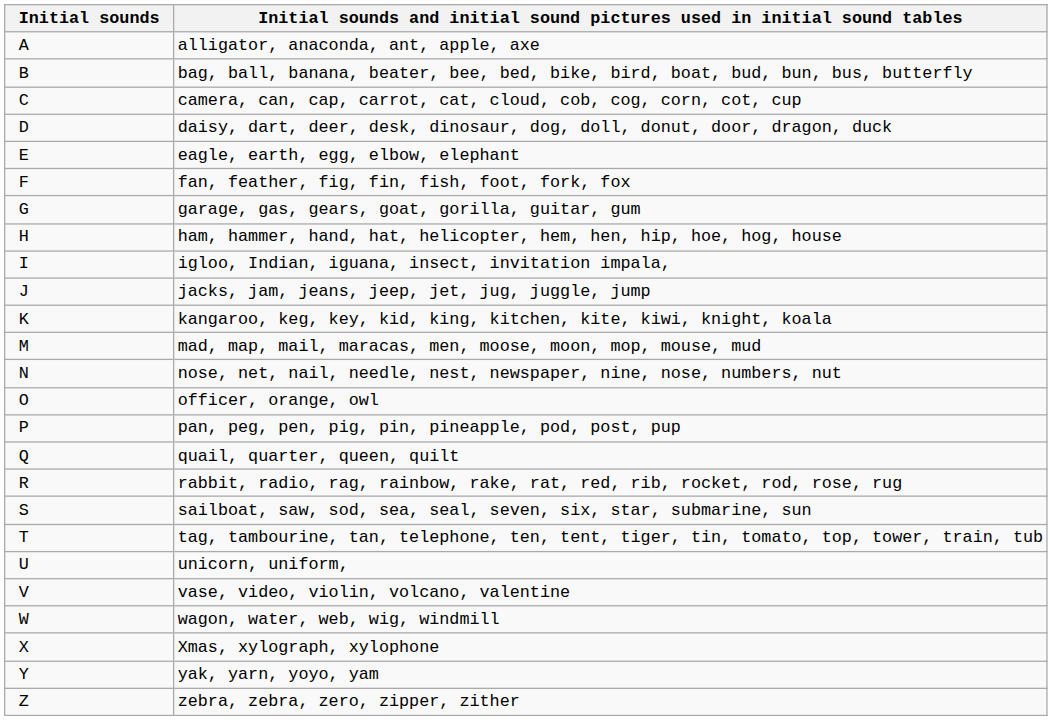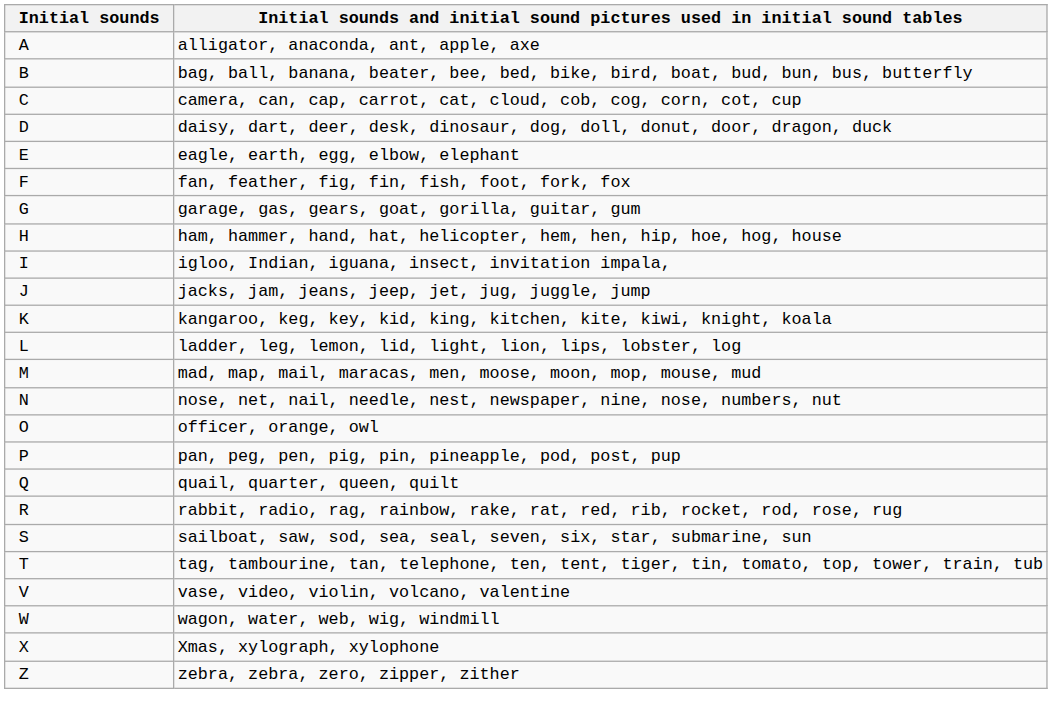+ row: (459, 346)
- row: (263, 565)
- row: (278, 674)
